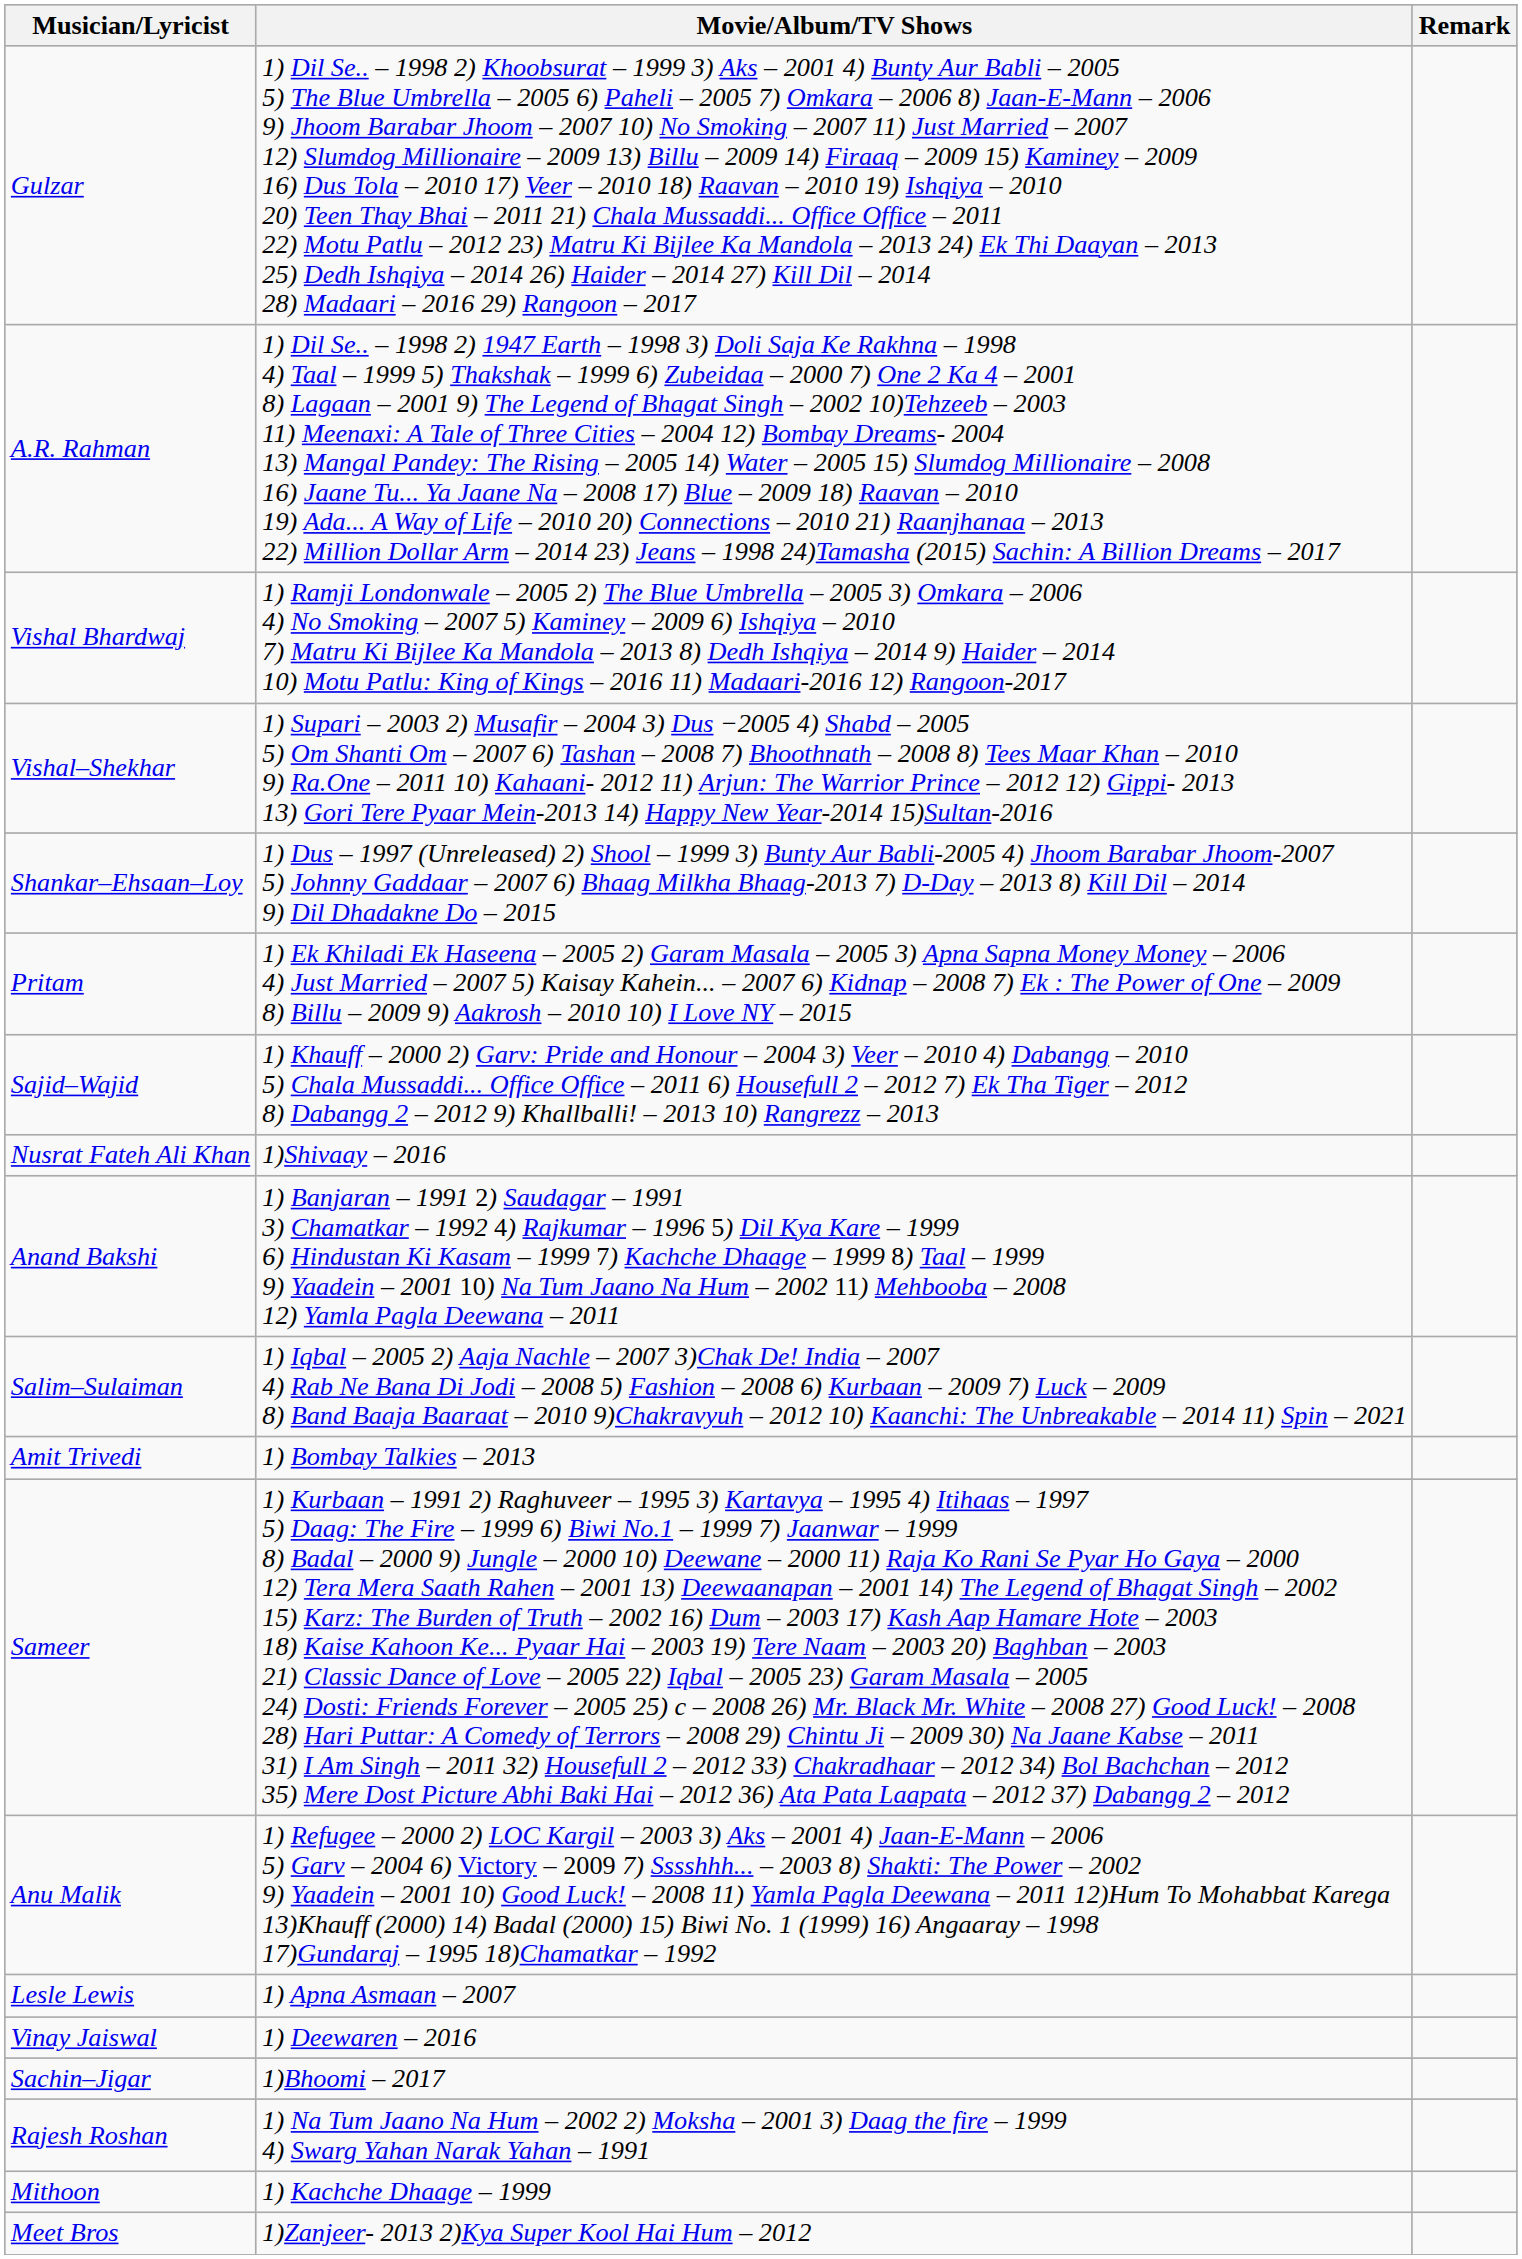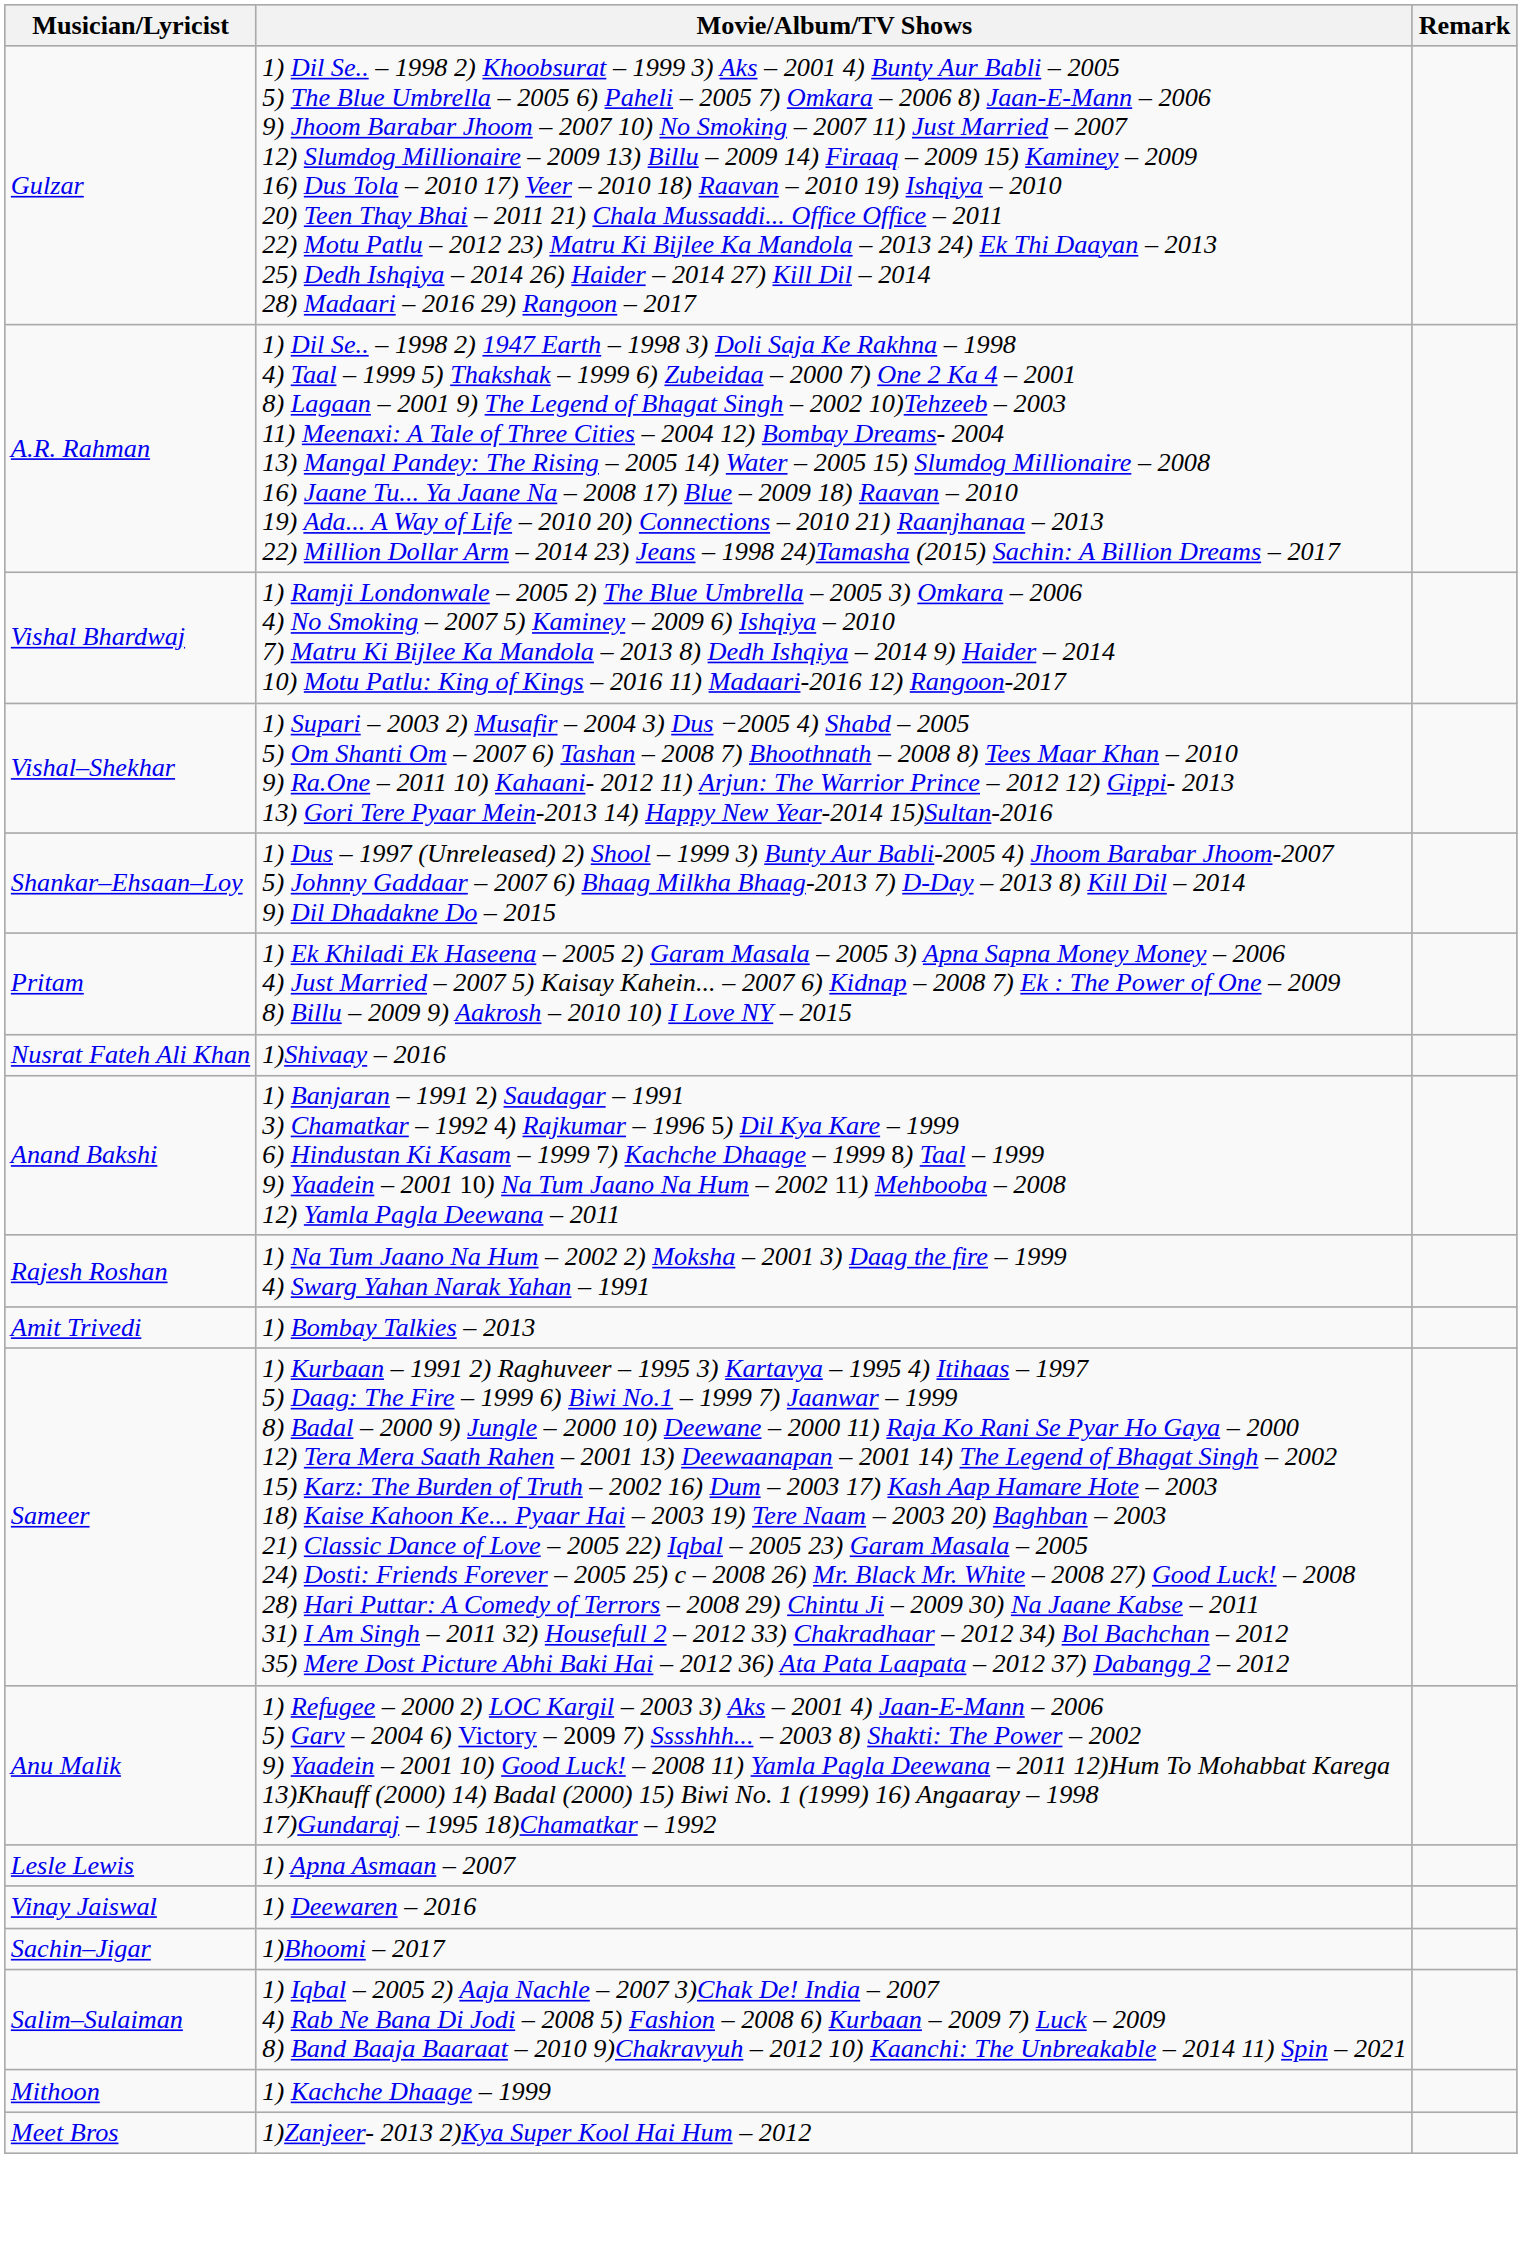- row: (75, 1084)
rows swapped: (97, 1386) <-> (89, 2134)
